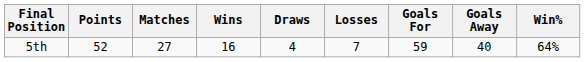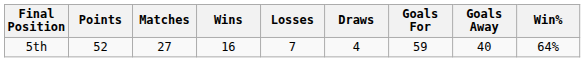columns swapped: (292, 21) <-> (356, 21)
